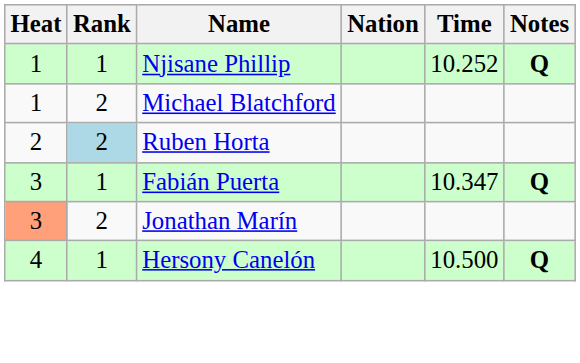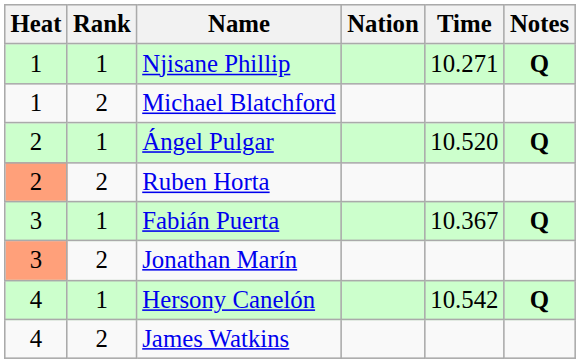(464, 63) 10.252 -> (464, 63) 10.271
+ row: (208, 142)
(36, 142) no background -> (36, 181) lightsalmon background
(102, 142) lightblue background -> (102, 181) no background
(464, 181) 10.347 -> (464, 220) 10.367
(464, 260) 10.500 -> (464, 299) 10.542
+ row: (216, 338)
